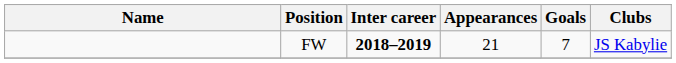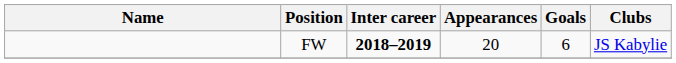(491, 44) 21 -> (491, 44) 20
(566, 44) 7 -> (566, 44) 6
